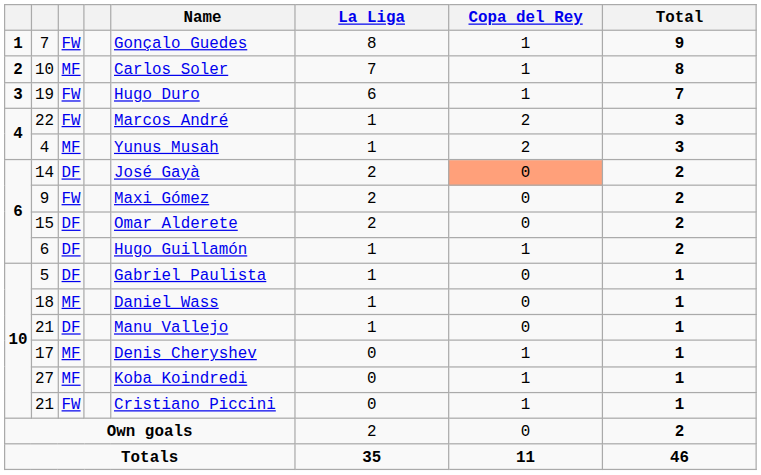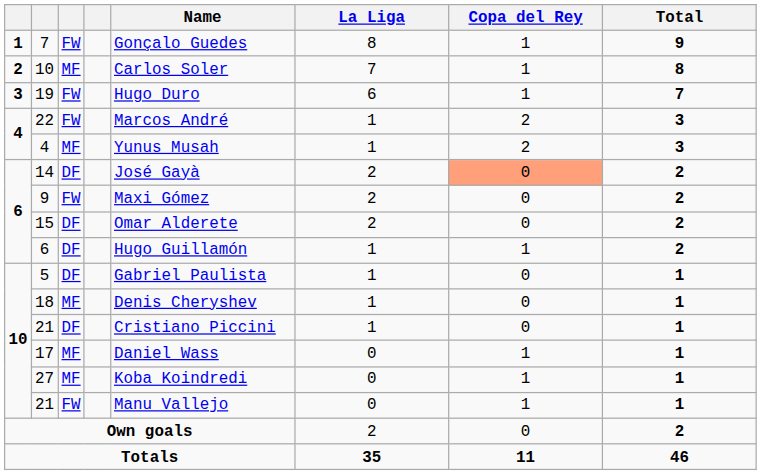(166, 302) Daniel Wass -> (185, 302) Denis Cheryshev
(171, 328) Manu Vallejo -> (195, 328) Cristiano Piccini
(185, 354) Denis Cheryshev -> (166, 354) Daniel Wass
(195, 405) Cristiano Piccini -> (171, 405) Manu Vallejo
